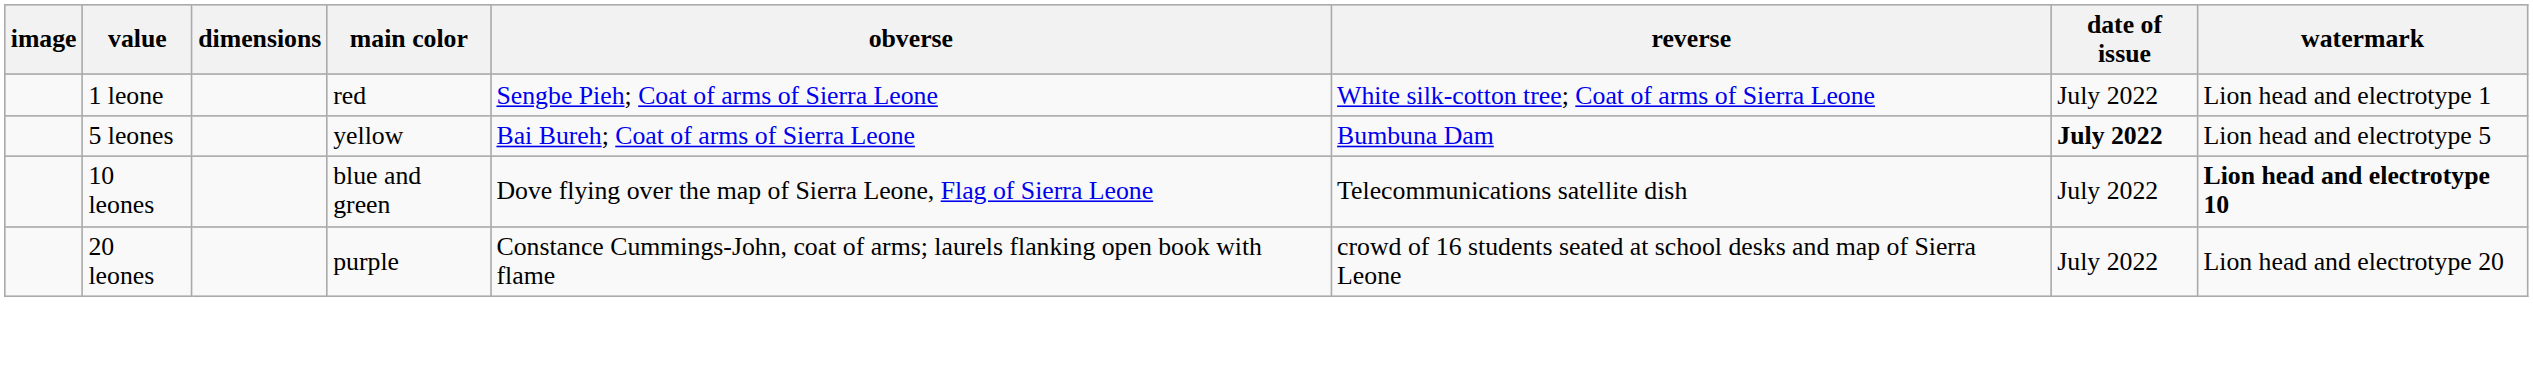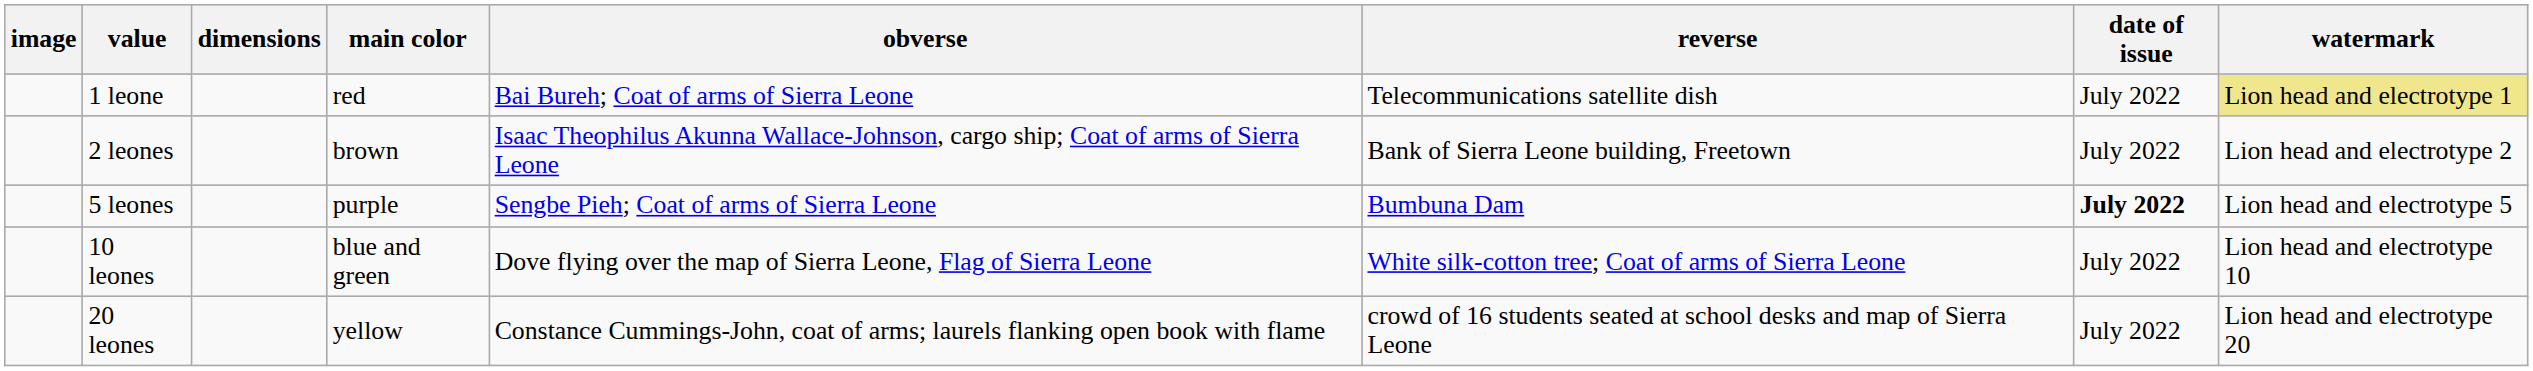(717, 94) Sengbe Pieh; Coat of arms of Sierra Leone -> (704, 94) Bai Bureh; Coat of arms of Sierra Leone
(1606, 94) White silk-cotton tree; Coat of arms of Sierra Leone -> (1543, 94) Telecommunications satellite dish
(2347, 94) no background -> (2368, 94) khaki background
+ row: (131, 150)
(368, 135) yellow -> (366, 205) purple
(706, 135) Bai Bureh; Coat of arms of Sierra Leone -> (715, 205) Sengbe Pieh; Coat of arms of Sierra Leone
(1512, 190) Telecommunications satellite dish -> (1636, 260) White silk-cotton tree; Coat of arms of Sierra Leone
(2347, 190) bold -> (2359, 260) normal
(366, 260) purple -> (368, 330) yellow
